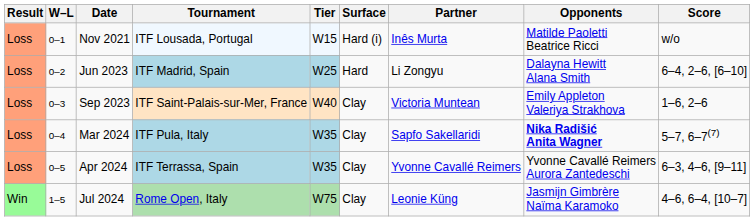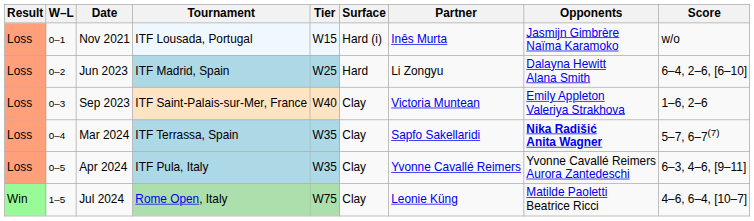(567, 39) Matilde Paoletti Beatrice Ricci -> (573, 39) Jasmijn Gimbrère Naïma Karamoko
(172, 135) ITF Pula, Italy -> (187, 135) ITF Terrassa, Spain
(187, 167) ITF Terrassa, Spain -> (172, 167) ITF Pula, Italy
(573, 199) Jasmijn Gimbrère Naïma Karamoko -> (567, 199) Matilde Paoletti Beatrice Ricci
